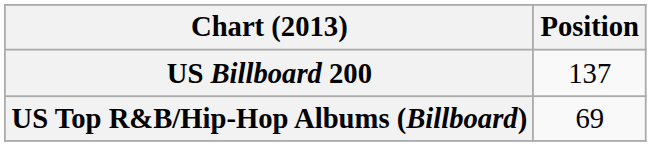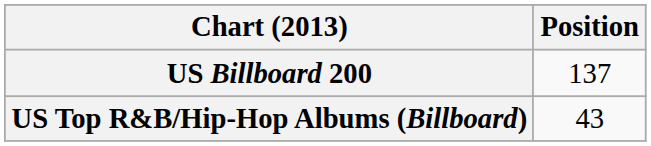(590, 118) 69 -> (590, 118) 43
